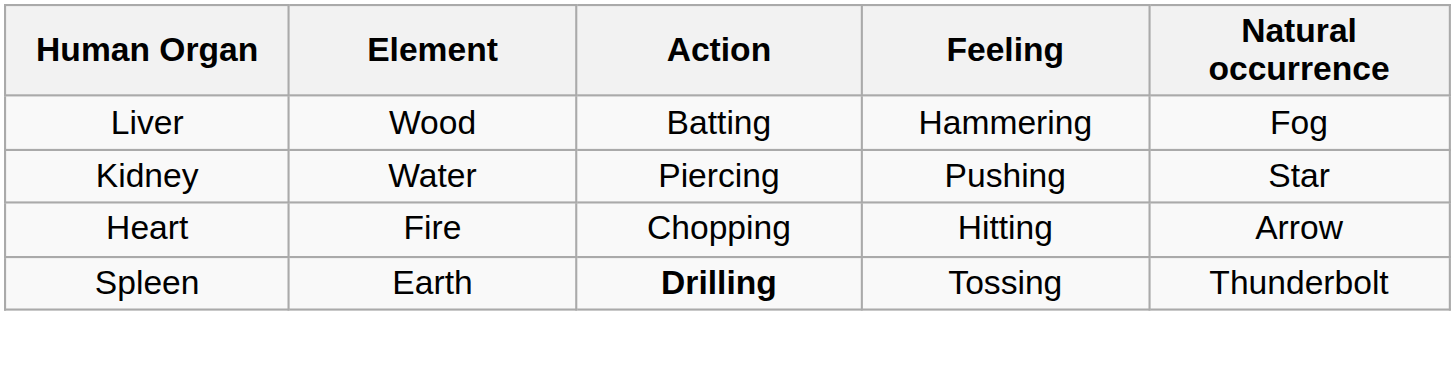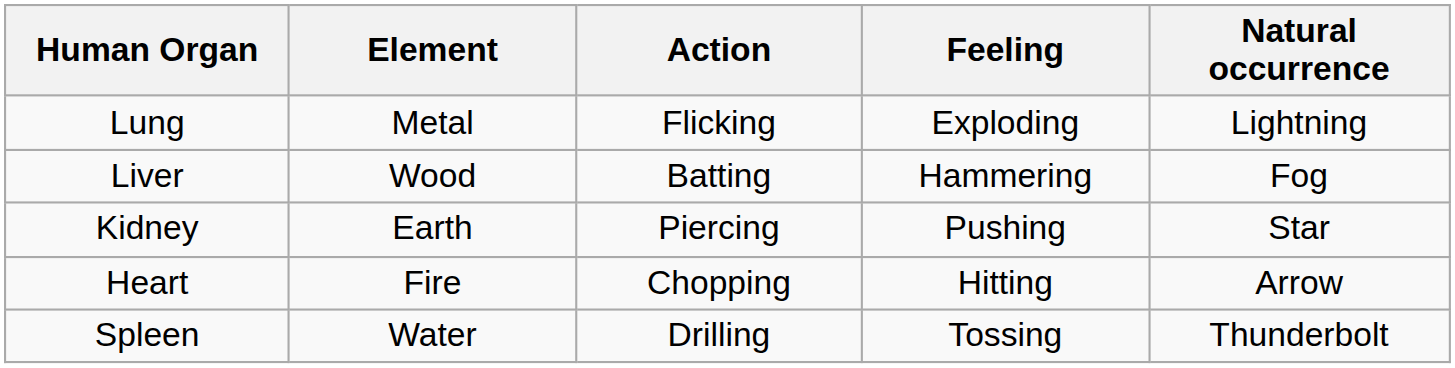+ row: (147, 122)
(433, 175) Water -> (433, 228) Earth
(433, 282) Earth -> (433, 335) Water
(719, 282) bold -> (719, 335) normal
